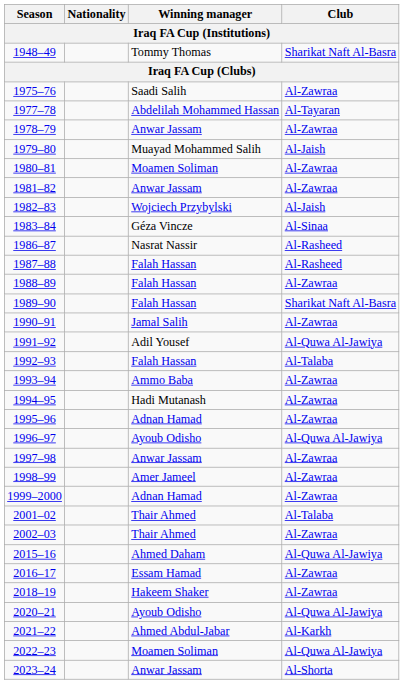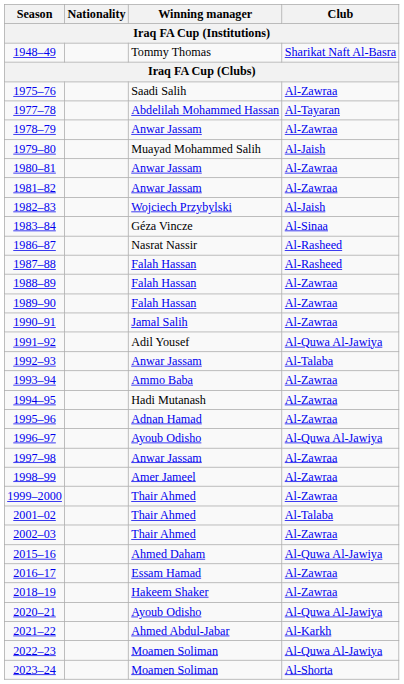(175, 168) Moamen Soliman -> (167, 168) Anwar Jassam
(340, 303) Sharikat Naft Al-Basra -> (311, 303) Al-Zawraa
(164, 361) Falah Hassan -> (167, 361) Anwar Jassam
(167, 496) Adnan Hamad -> (163, 496) Thair Ahmed
(167, 669) Anwar Jassam -> (175, 669) Moamen Soliman
